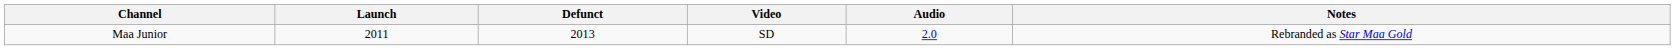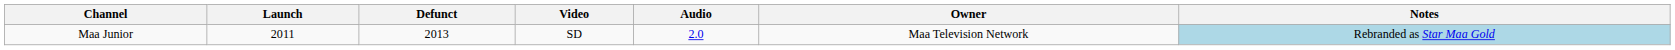+ column: (968, 14)
(1341, 34) no background -> (1424, 34) lightblue background
